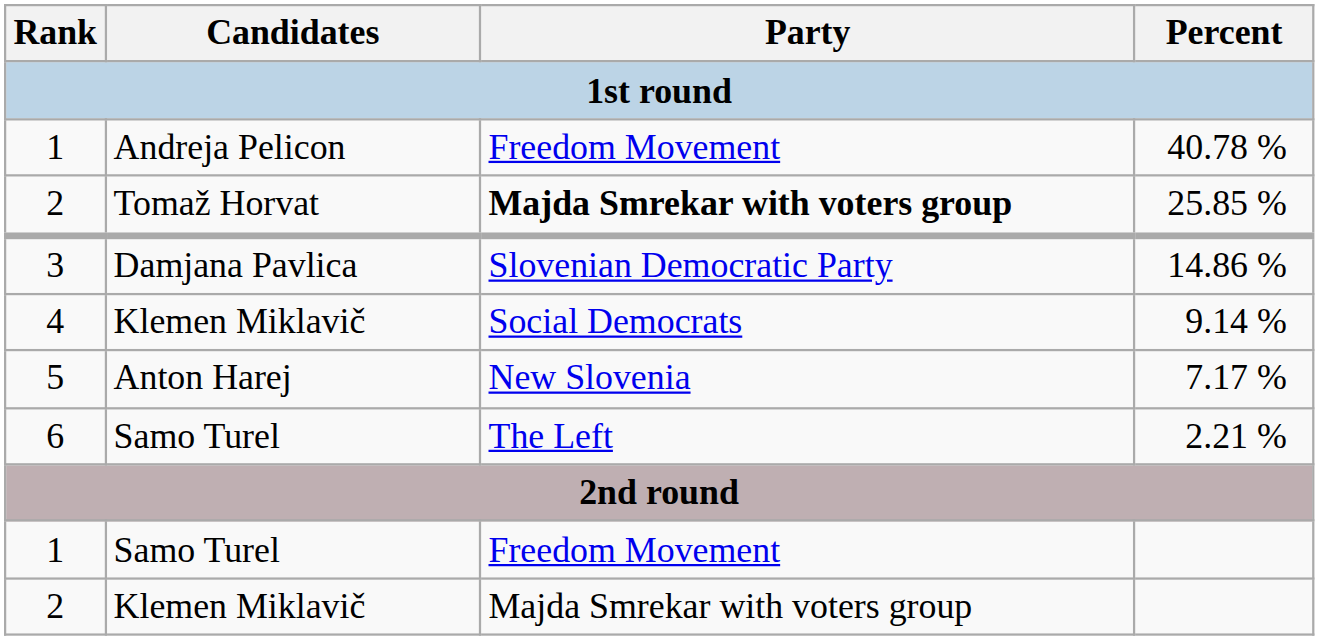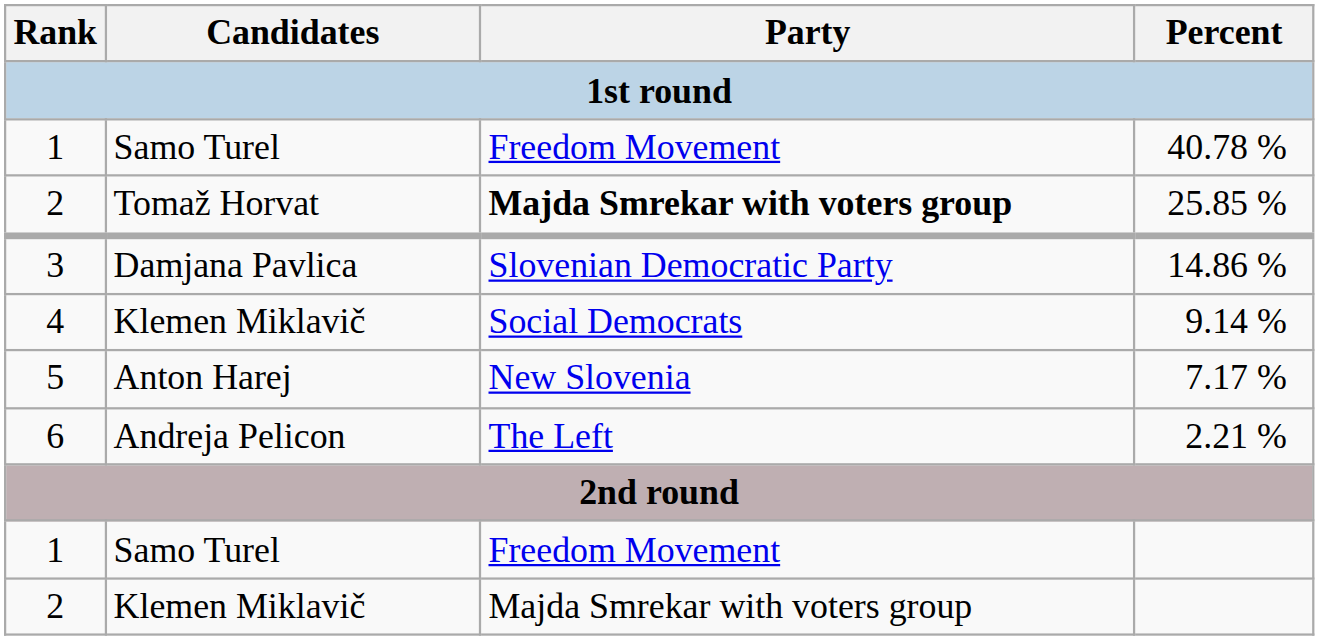(230, 146) Andreja Pelicon -> (197, 146) Samo Turel
(197, 435) Samo Turel -> (230, 435) Andreja Pelicon
